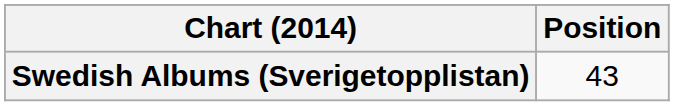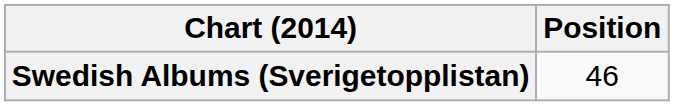(602, 75) 43 -> (602, 75) 46
